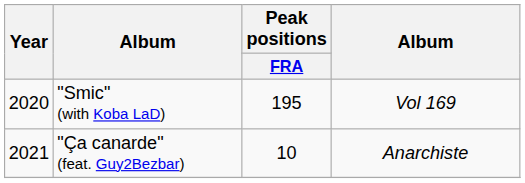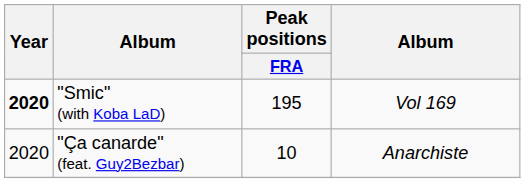(29, 103) normal -> (29, 103) bold
(29, 152) 2021 -> (29, 152) 2020
